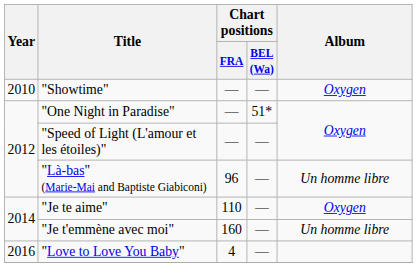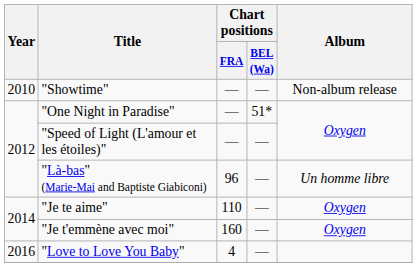(345, 90) Oxygen -> (345, 90) Non-album release
(345, 230) Un homme libre -> (345, 230) Oxygen
